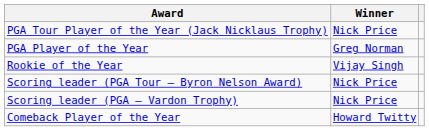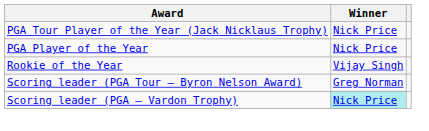(368, 48) Greg Norman -> (365, 48) Nick Price
(365, 83) Nick Price -> (368, 83) Greg Norman
(365, 100) no background -> (365, 100) paleturquoise background
- row: (94, 117)
